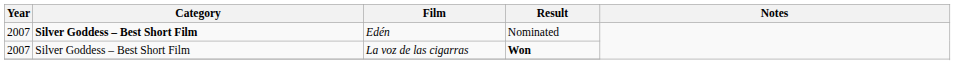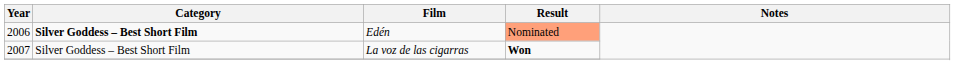(19, 31) 2007 -> (19, 31) 2006
(533, 31) no background -> (533, 31) lightsalmon background
